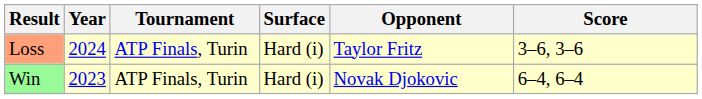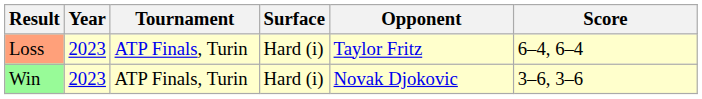(87, 49) 2024 -> (87, 49) 2023
(550, 49) 3–6, 3–6 -> (550, 49) 6–4, 6–4
(550, 78) 6–4, 6–4 -> (550, 78) 3–6, 3–6
